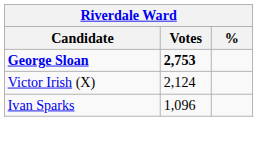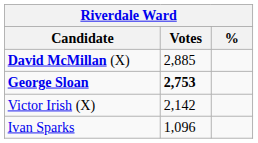+ row: (69, 60)
(180, 82) 2,124 -> (180, 104) 2,142
